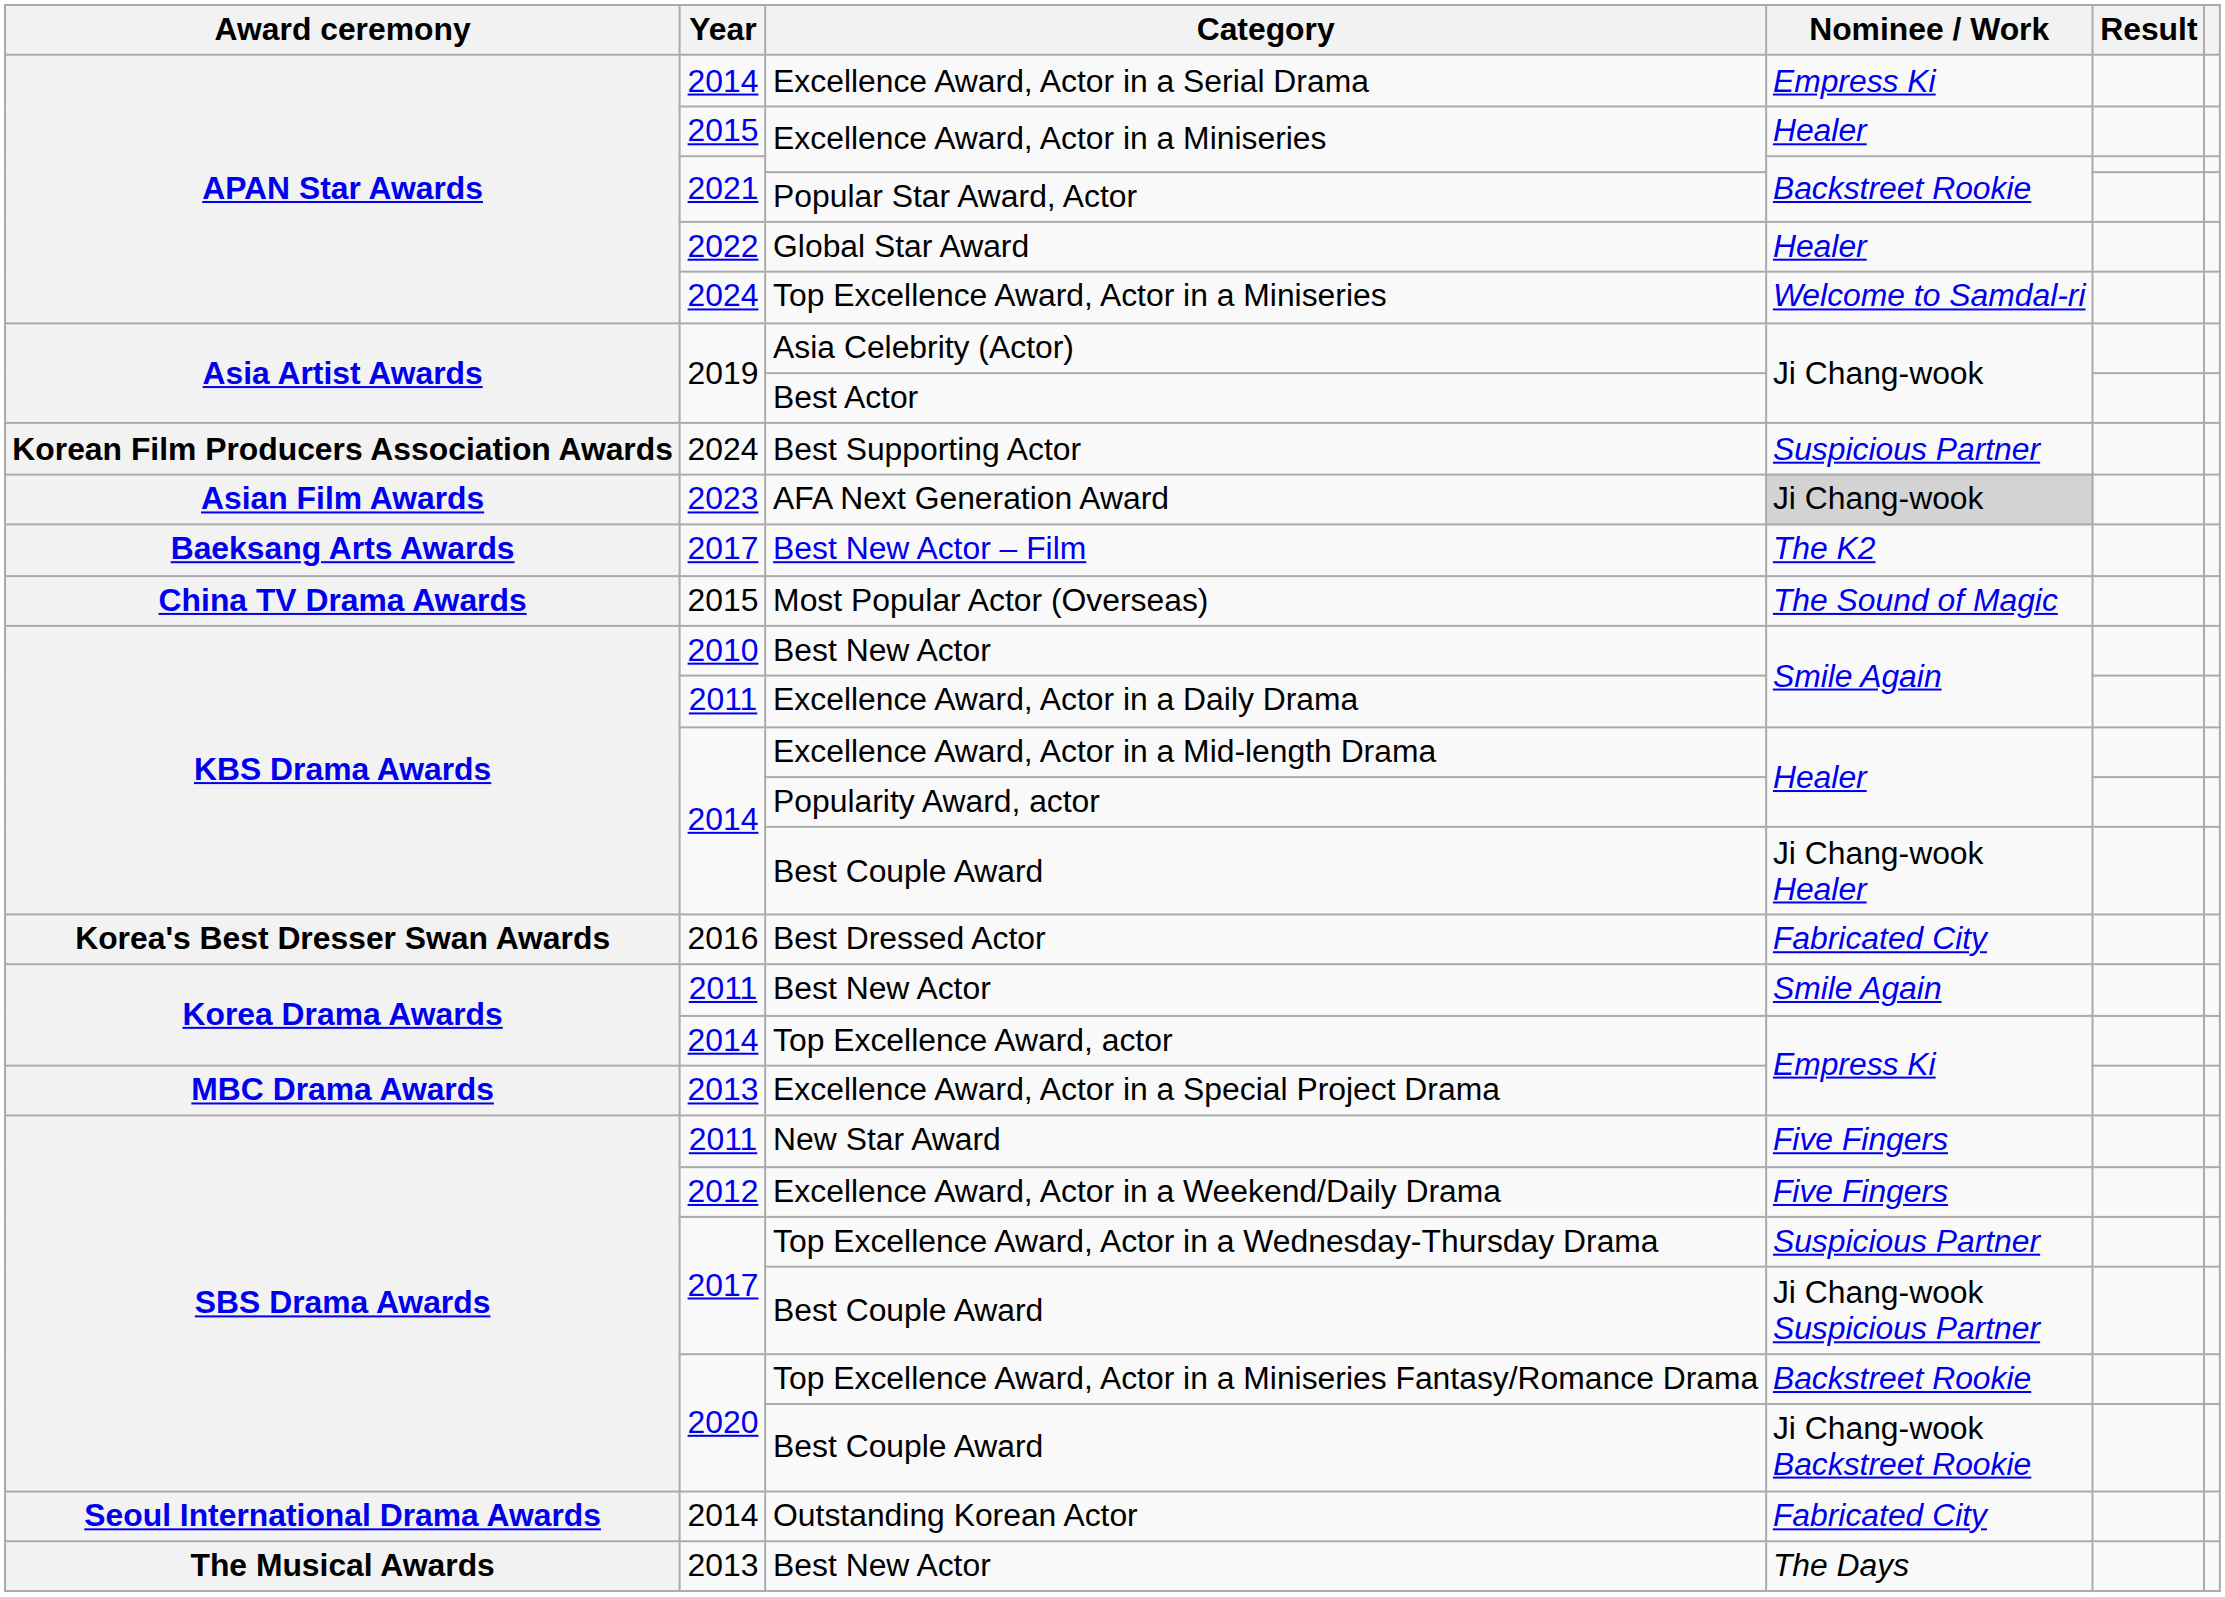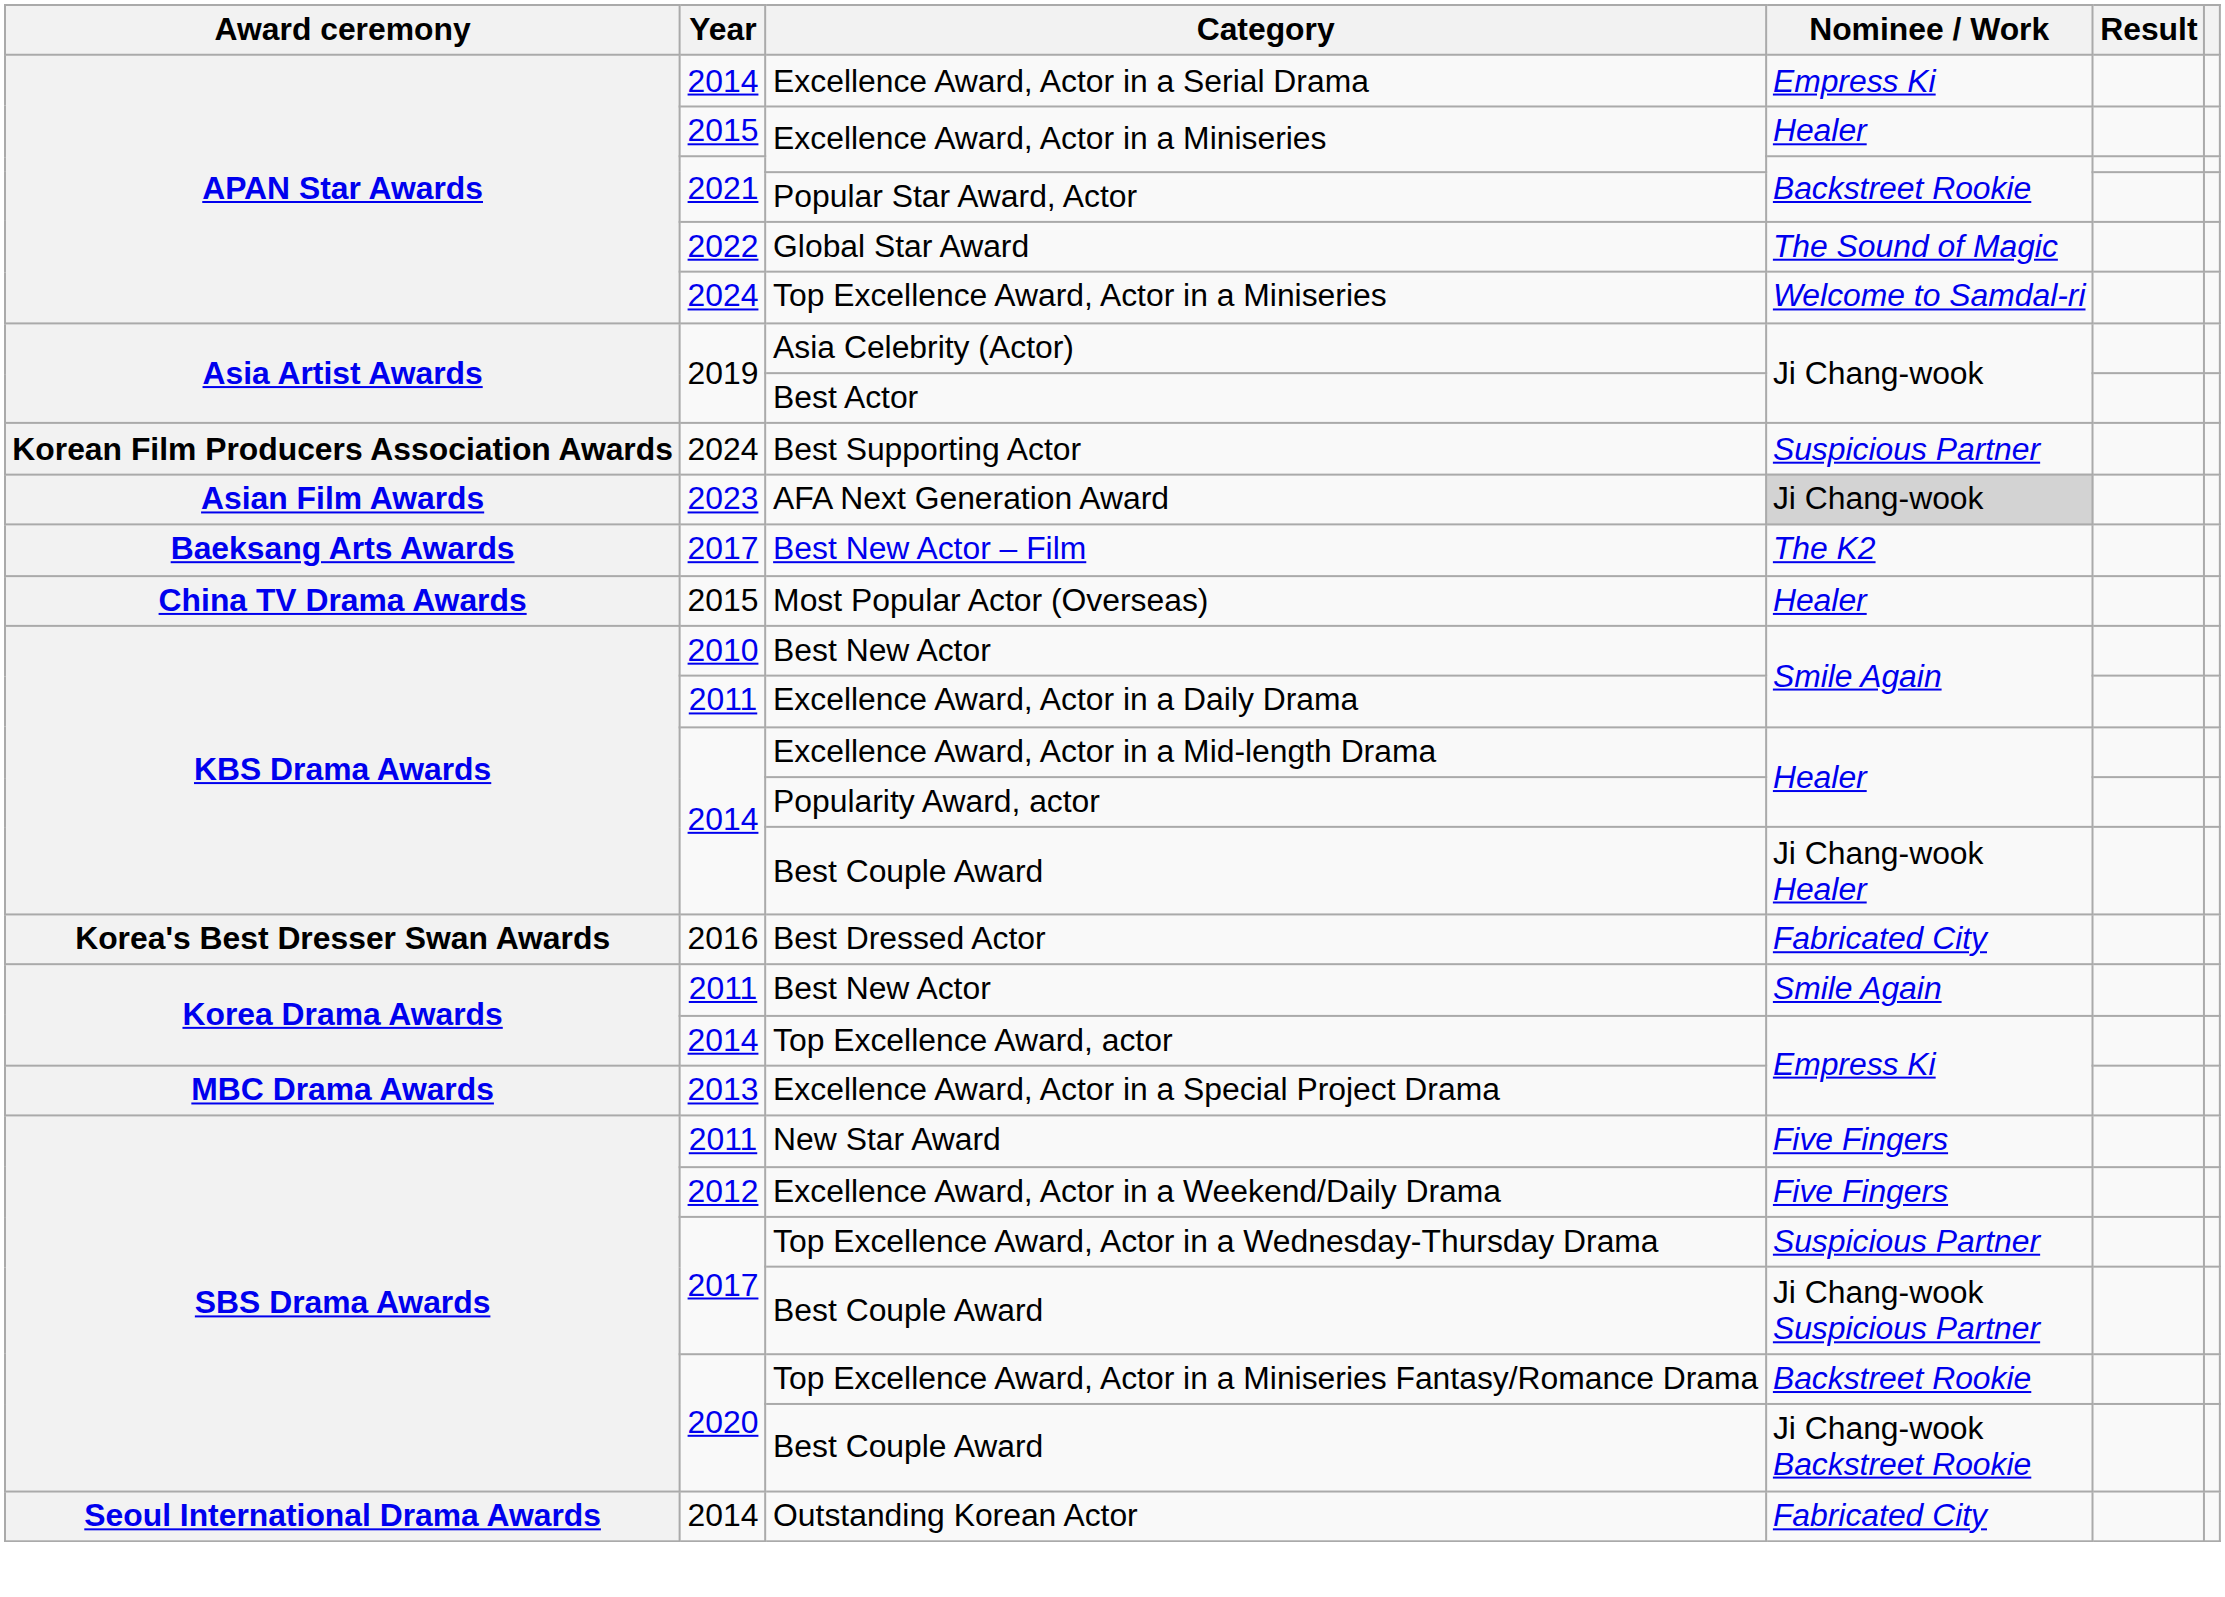(1820, 246) Healer -> (1915, 246) The Sound of Magic
(1915, 599) The Sound of Magic -> (1820, 599) Healer
- row: (723, 1565)
